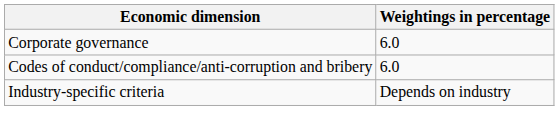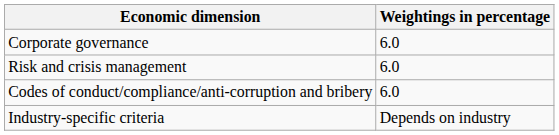+ row: (97, 67)
